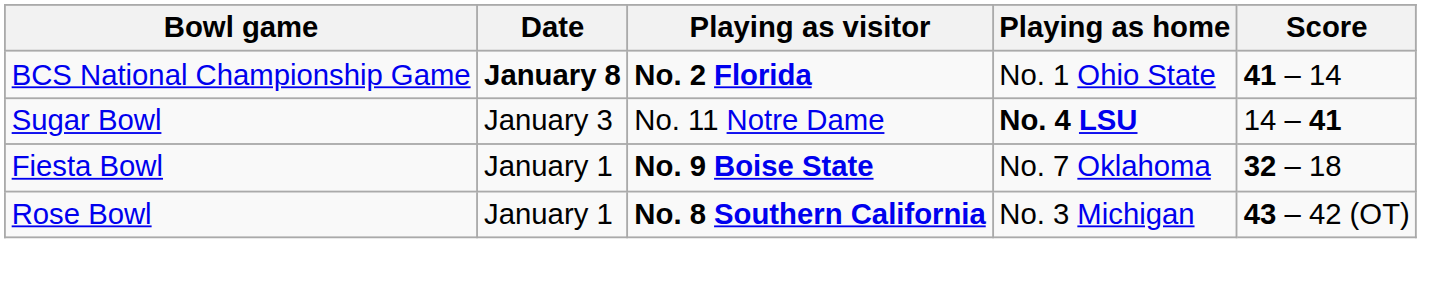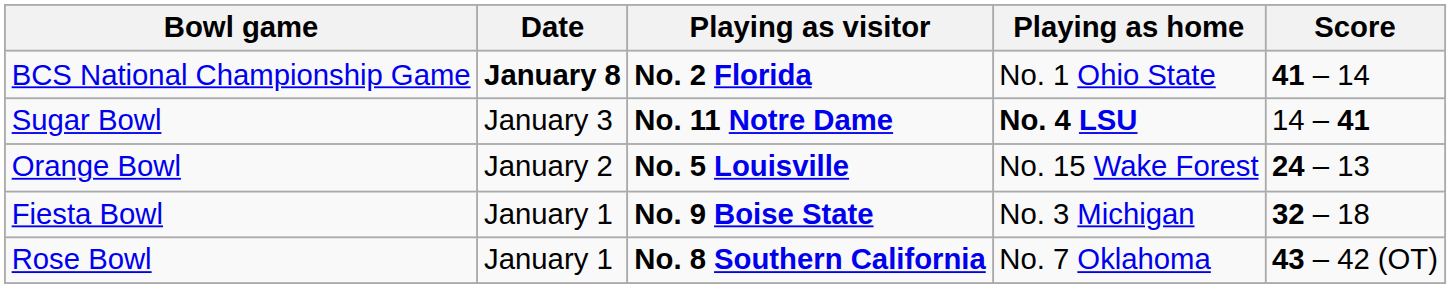(759, 120) normal -> (764, 120) bold
+ row: (96, 167)
(1105, 167) No. 7 Oklahoma -> (1097, 213) No. 3 Michigan
(1097, 213) No. 3 Michigan -> (1105, 259) No. 7 Oklahoma
